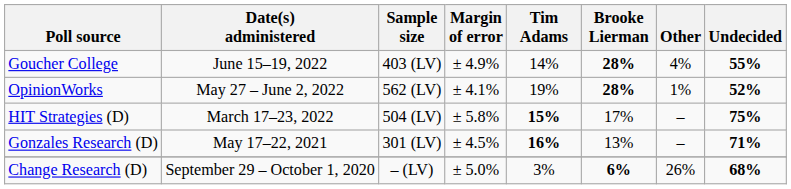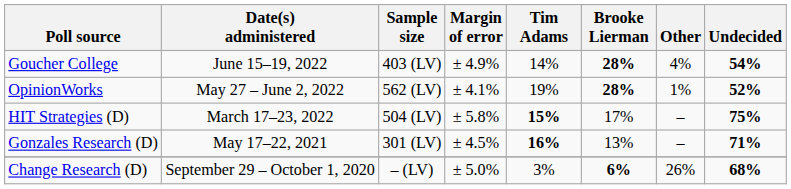(745, 63) 55% -> (745, 63) 54%
